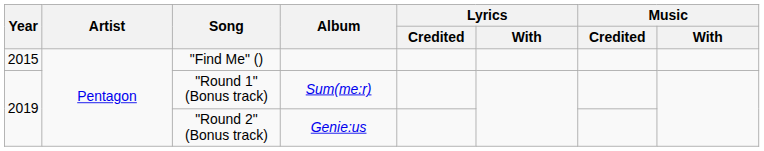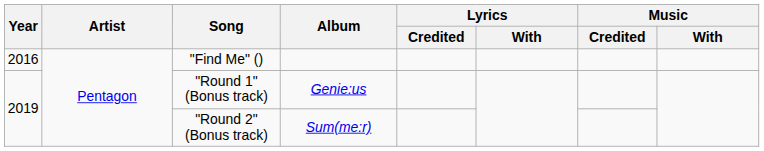(23, 59) 2015 -> (23, 59) 2016
(339, 89) Sum(me:r) -> (339, 89) Genie:us
(339, 127) Genie:us -> (339, 127) Sum(me:r)
